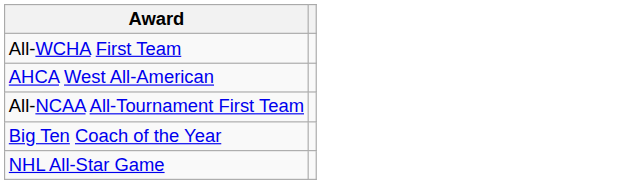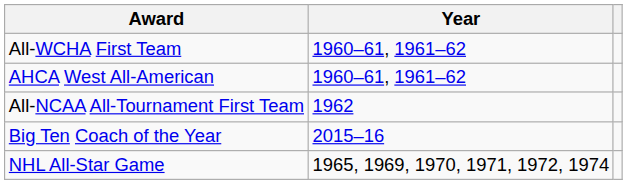+ column: (461, 19)
